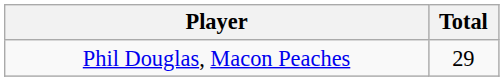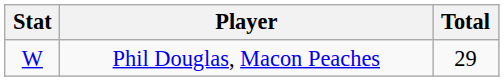+ column: (32, 22)
